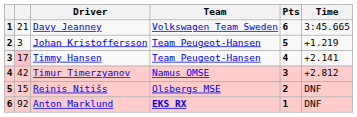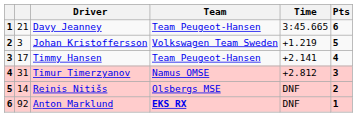columns swapped: (327, 12) <-> (291, 12)
(215, 28) Volkswagen Team Sweden -> (206, 28) Team Peugeot-Hansen
(206, 43) Team Peugeot-Hansen -> (215, 43) Volkswagen Team Sweden
(23, 58) pink background -> (23, 58) no background
(23, 74) 42 -> (23, 74) 31
(23, 89) 15 -> (23, 89) 14
